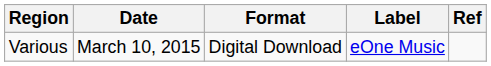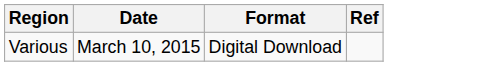- column: (397, 18)
